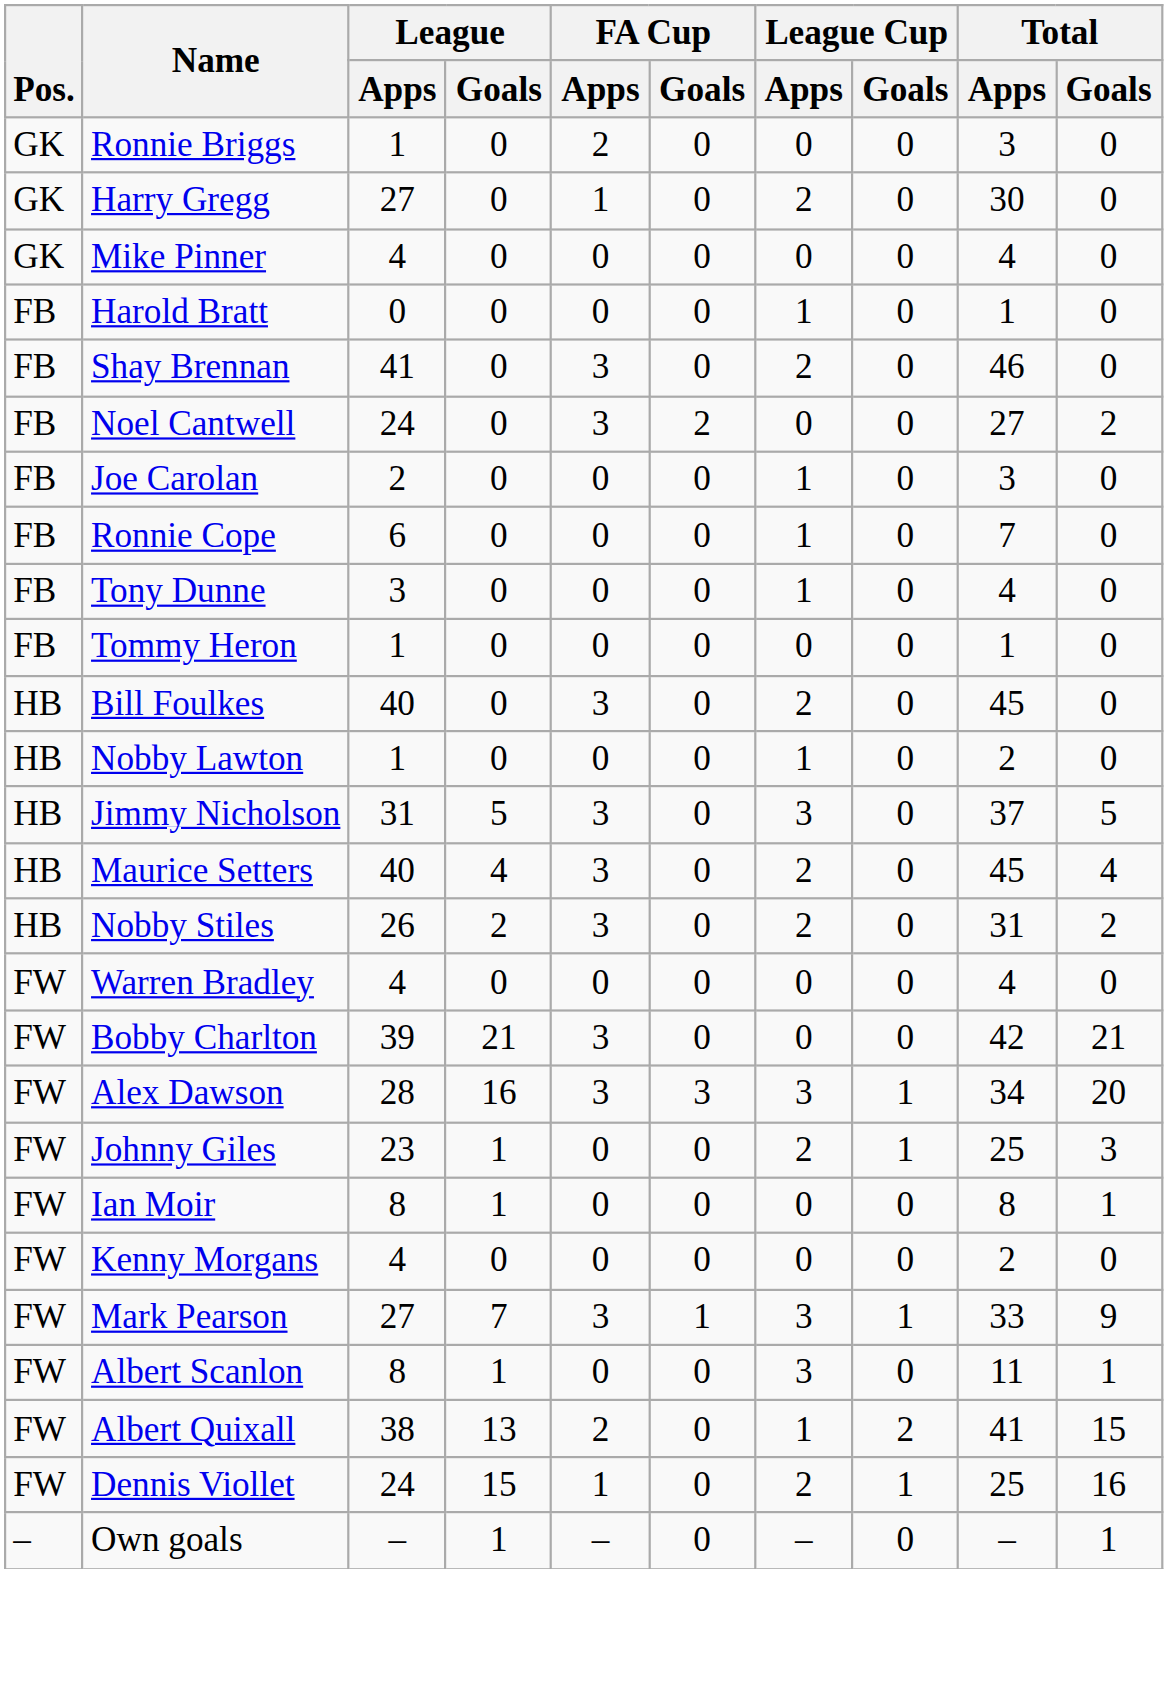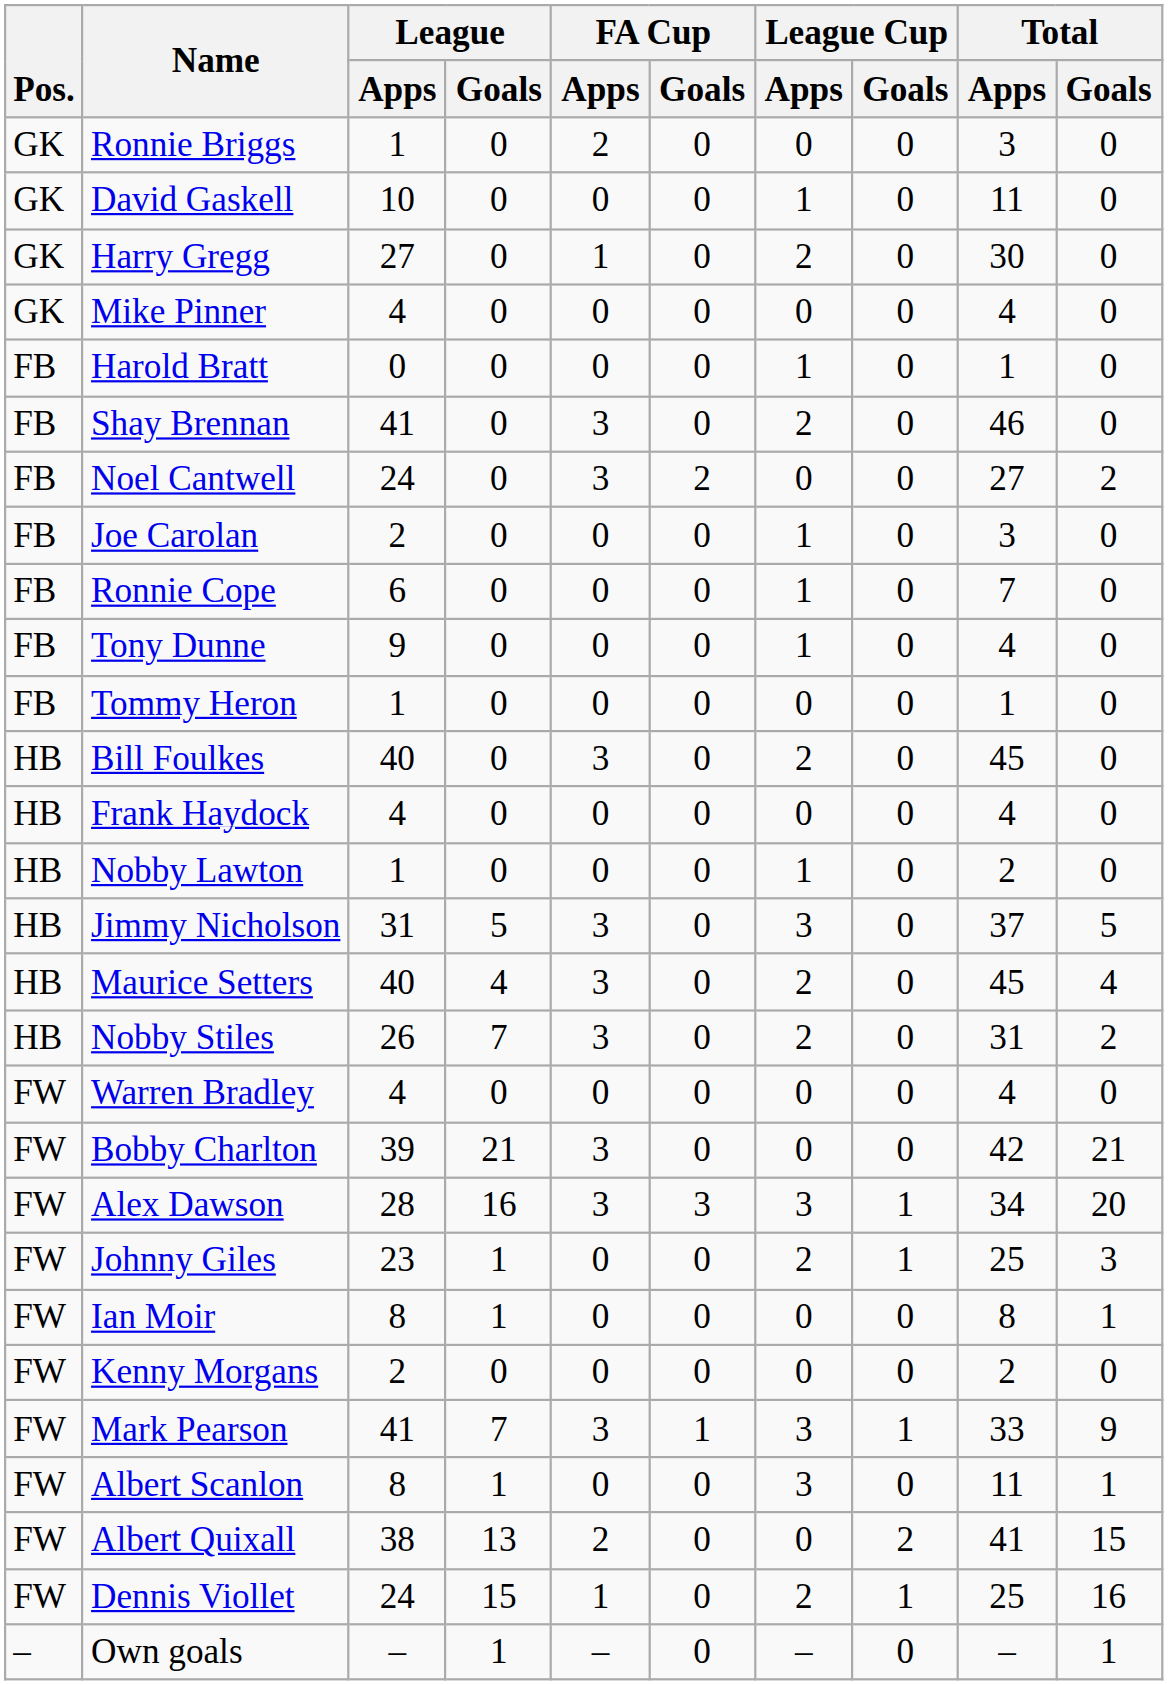+ row: (192, 199)
(397, 590) 3 -> (397, 646) 9
+ row: (200, 813)
(499, 925) 2 -> (499, 1037) 7
(397, 1260) 4 -> (397, 1372) 2
(397, 1316) 27 -> (397, 1428) 41
(804, 1428) 1 -> (804, 1539) 0
